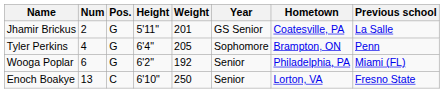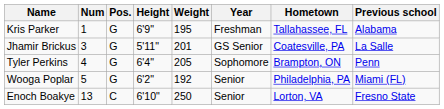+ row: (33, 29)
(84, 29) 2 -> (84, 46) 3
(84, 63) 6 -> (84, 79) 5
